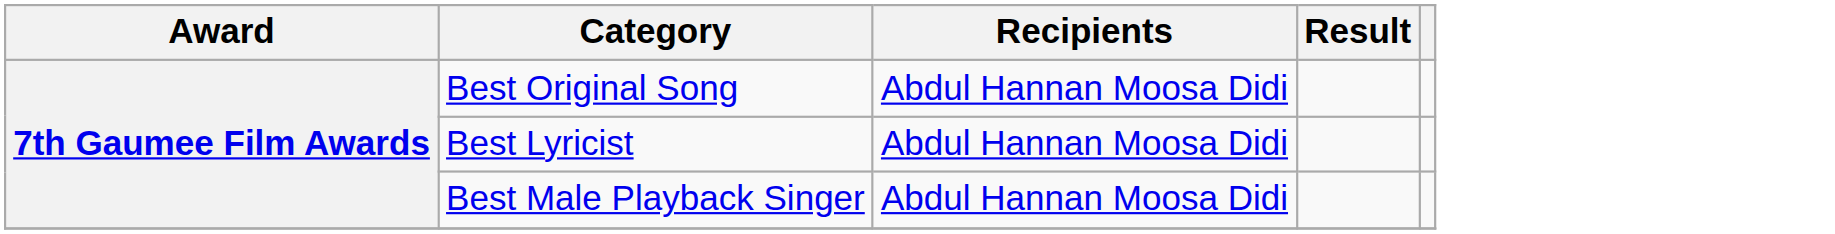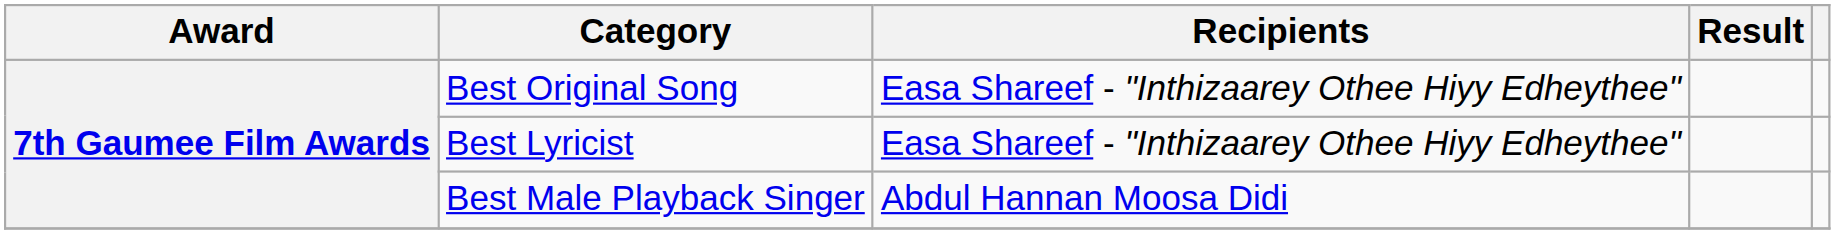(1084, 87) Abdul Hannan Moosa Didi -> (1281, 87) Easa Shareef - "Inthizaarey Othee Hiyy Edheythee"
(1084, 143) Abdul Hannan Moosa Didi -> (1281, 143) Easa Shareef - "Inthizaarey Othee Hiyy Edheythee"
